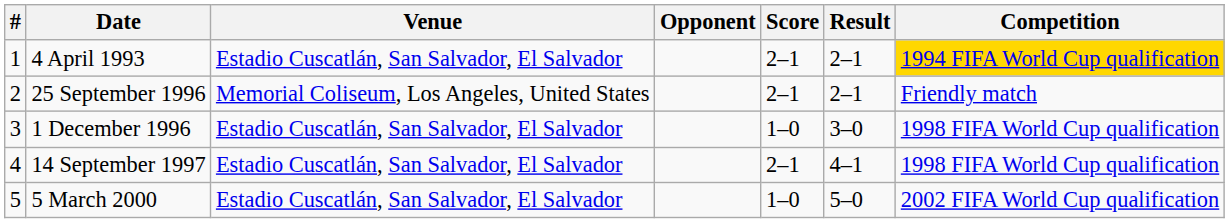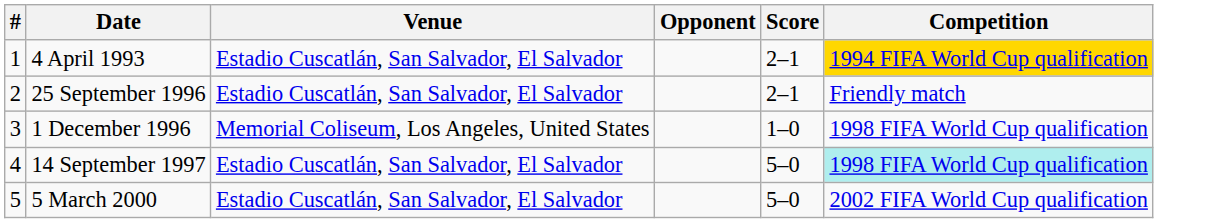- column: (860, 22)
(433, 93) Memorial Coliseum, Los Angeles, United States -> (419, 93) Estadio Cuscatlán, San Salvador, El Salvador
(419, 128) Estadio Cuscatlán, San Salvador, El Salvador -> (433, 128) Memorial Coliseum, Los Angeles, United States
(783, 164) 2–1 -> (783, 164) 5–0
(1060, 164) no background -> (989, 164) paleturquoise background
(783, 199) 1–0 -> (783, 199) 5–0
